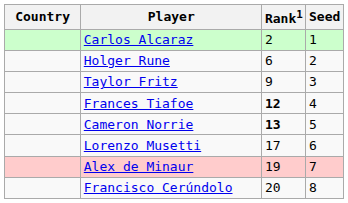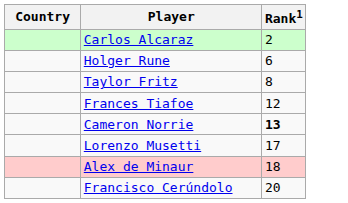- column: (325, 17)
(269, 82) 9 -> (269, 82) 8
(273, 103) bold -> (273, 103) normal
(273, 167) 19 -> (273, 167) 18
